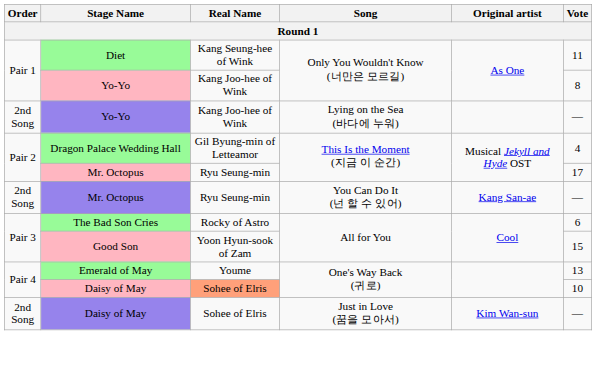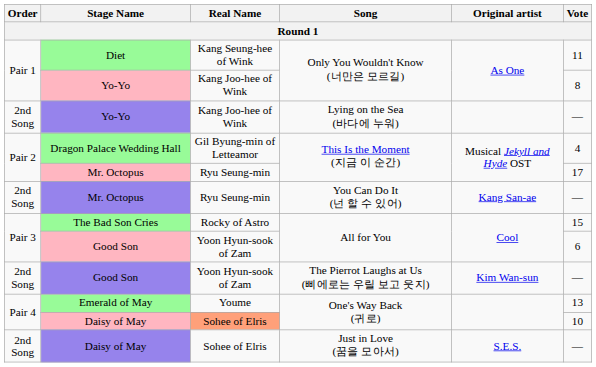(577, 222) 6 -> (577, 222) 15
(577, 246) 15 -> (577, 246) 6
+ row: (116, 278)
(507, 313) Kim Wan-sun -> (507, 346) S.E.S.
